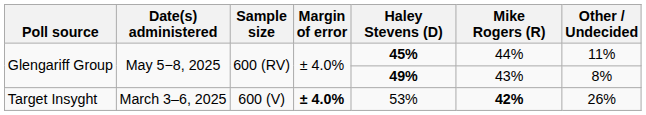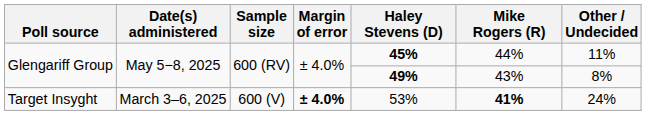(509, 100) 42% -> (509, 100) 41%
(602, 100) 26% -> (602, 100) 24%
